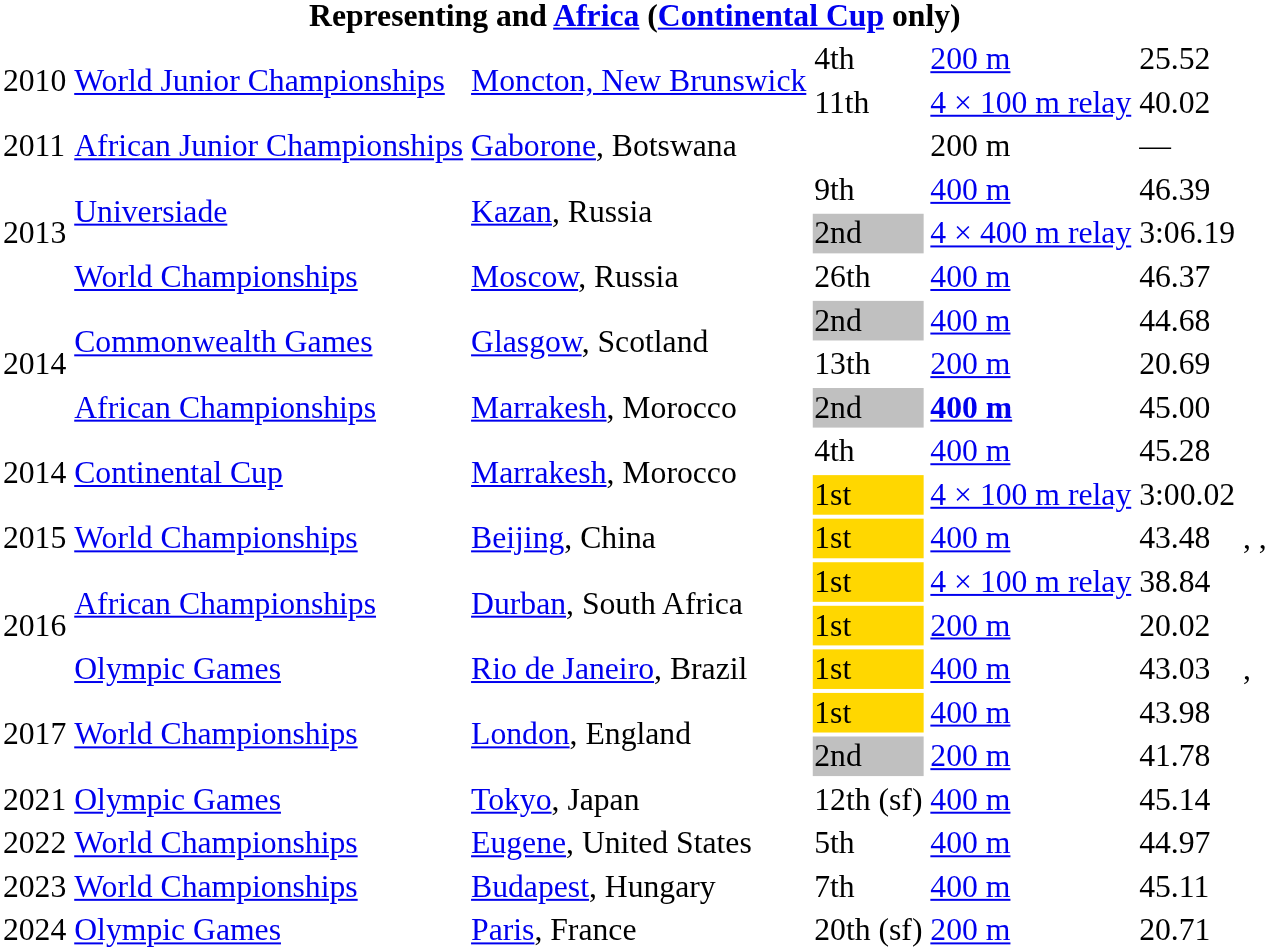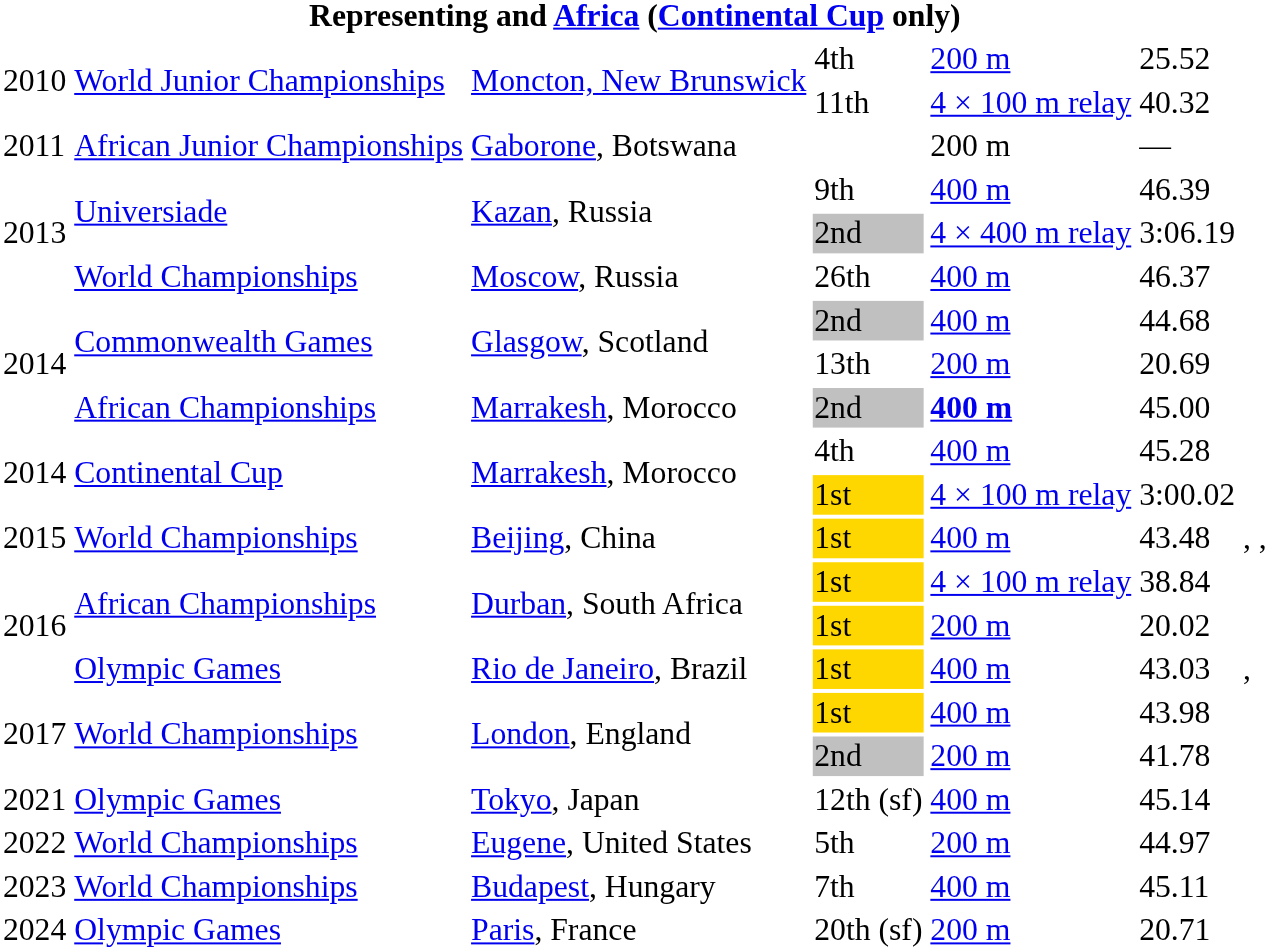(1175, 102) 40.02 -> (1175, 102) 40.32
(970, 842) 400 m -> (970, 842) 200 m
